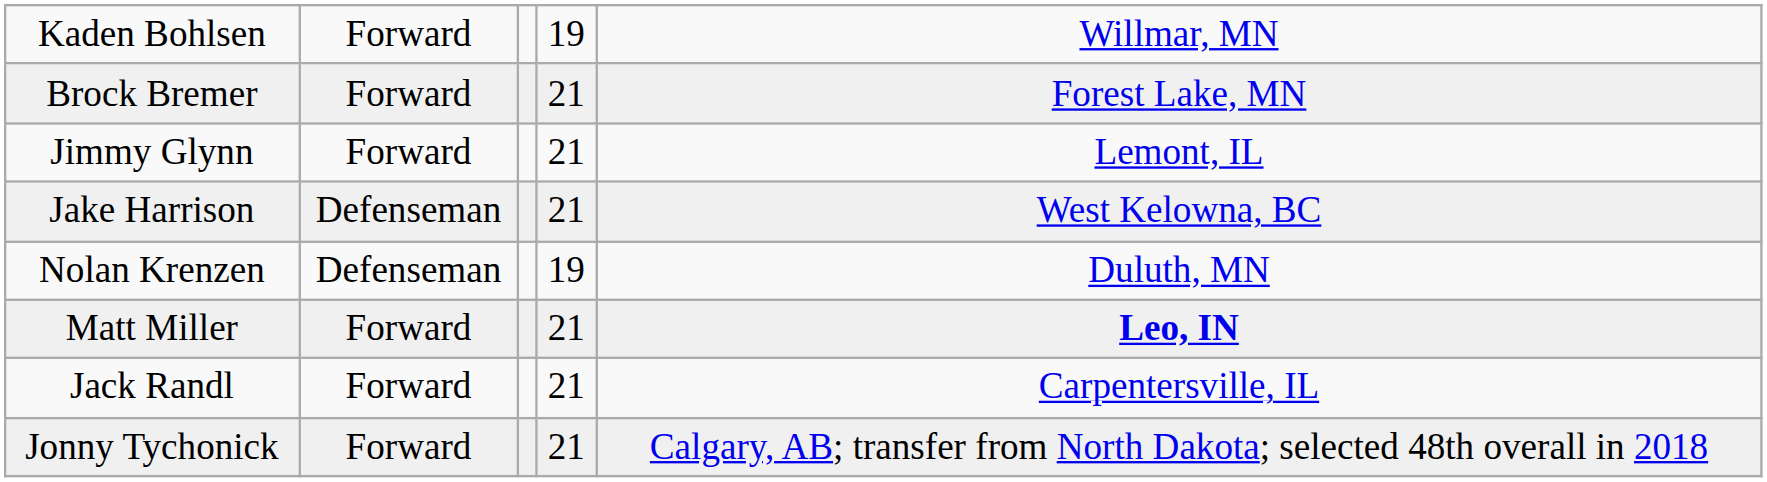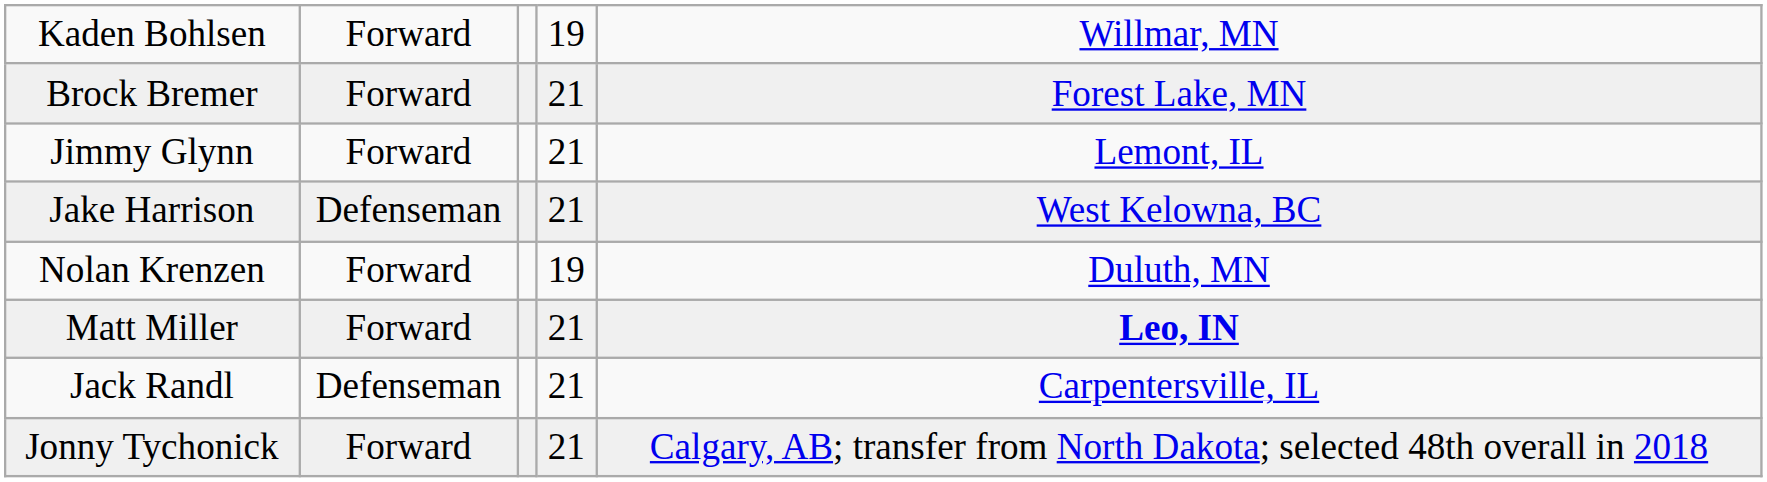(409, 269) Defenseman -> (409, 269) Forward
(409, 387) Forward -> (409, 387) Defenseman
